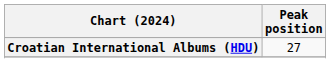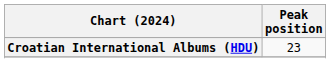(294, 47) 27 -> (294, 47) 23
